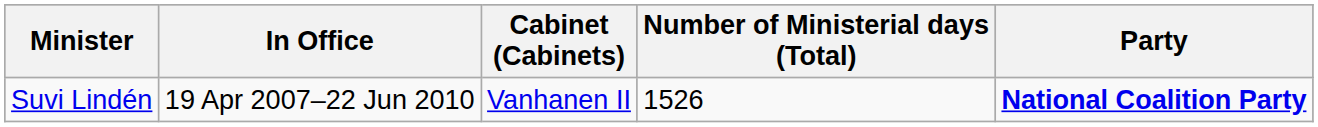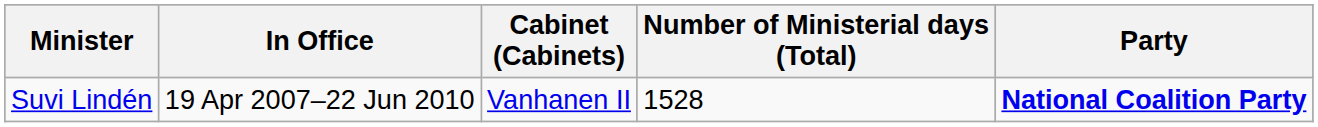(673, 99) 1526 -> (673, 99) 1528
